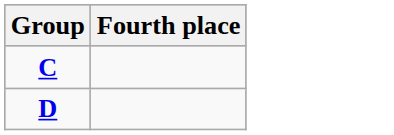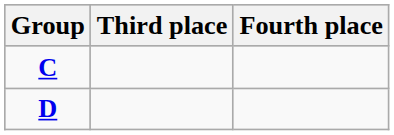+ column: (162, 25)
